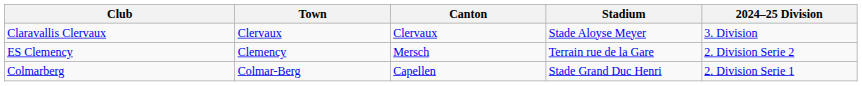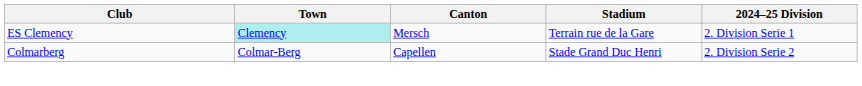- row: (57, 33)
(262, 52) no background -> (262, 33) paleturquoise background
(749, 52) 2. Division Serie 2 -> (749, 33) 2. Division Serie 1
(749, 71) 2. Division Serie 1 -> (749, 52) 2. Division Serie 2
